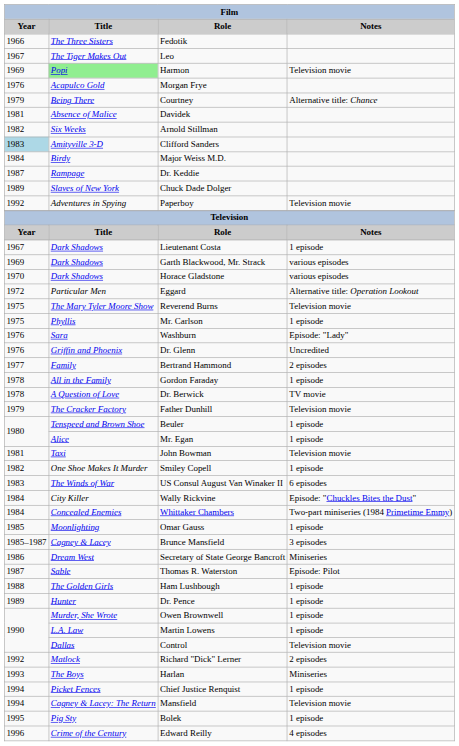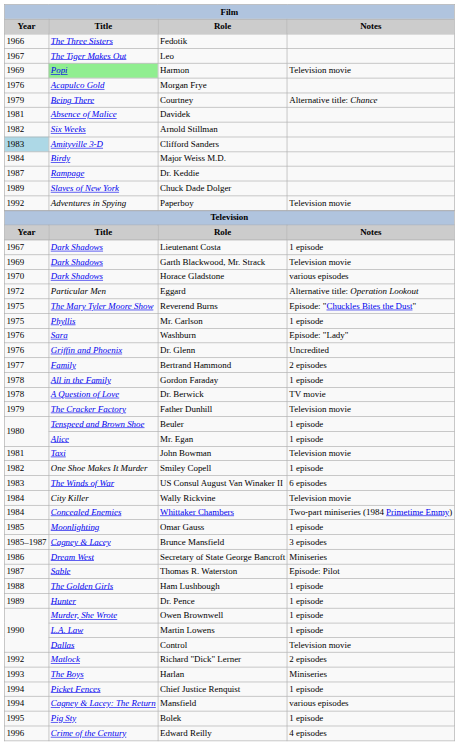(319, 262) various episodes -> (320, 262) Television movie
(320, 306) Television movie -> (353, 306) Episode: "Chuckles Bites the Dust"
(353, 498) Episode: "Chuckles Bites the Dust" -> (320, 498) Television movie
(320, 704) Television movie -> (319, 704) various episodes
